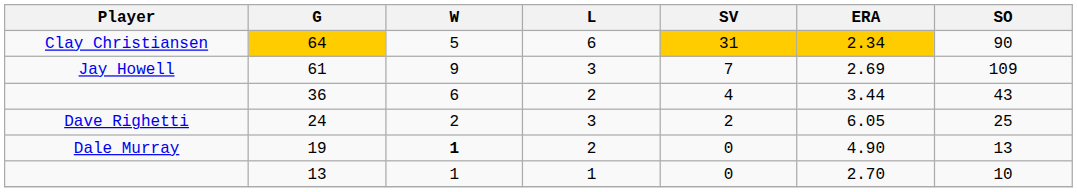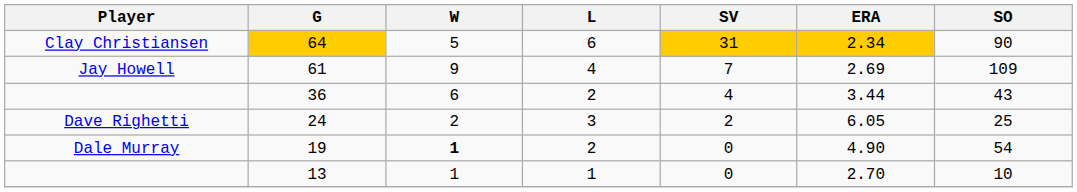(591, 70) 3 -> (591, 70) 4
(1003, 148) 13 -> (1003, 148) 54
